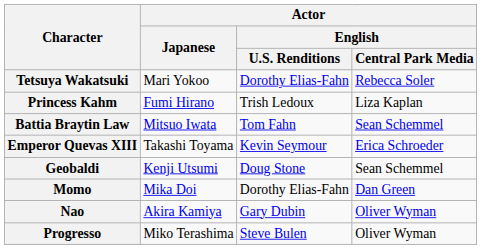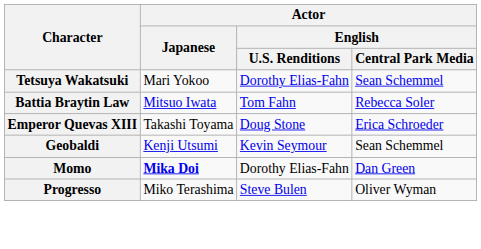(395, 80) Rebecca Soler -> (399, 80) Sean Schemmel
- row: (72, 102)
(399, 124) Sean Schemmel -> (395, 102) Rebecca Soler
(283, 146) Kevin Seymour -> (273, 124) Doug Stone
(273, 168) Doug Stone -> (283, 146) Kevin Seymour
(170, 189) normal -> (171, 168) bold
- row: (72, 211)
